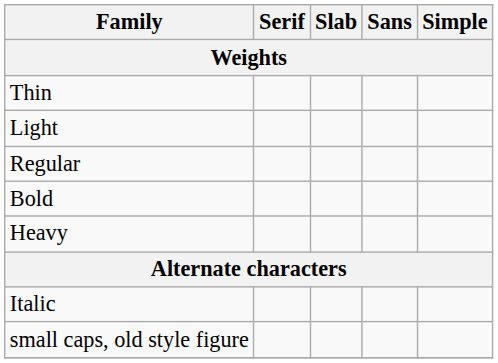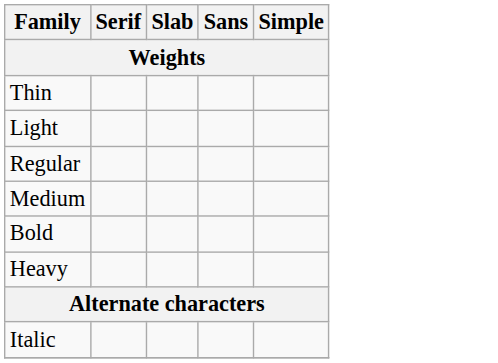+ row: (48, 198)
- row: (129, 339)
